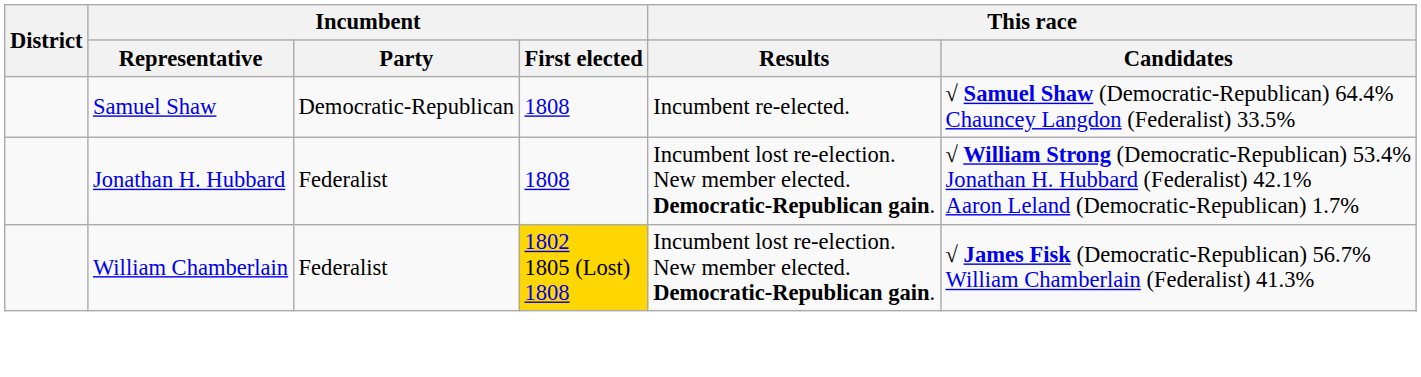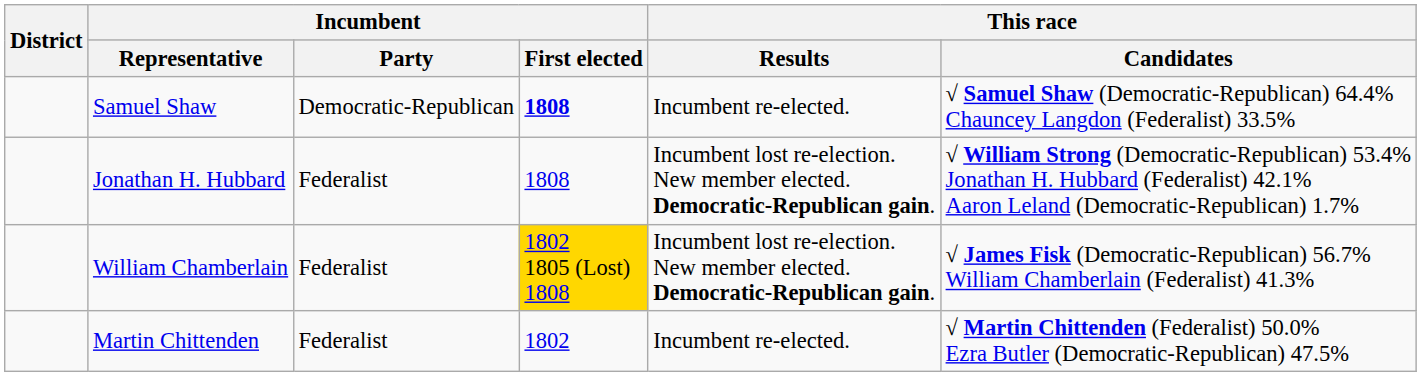(547, 106) normal -> (547, 106) bold
+ row: (176, 340)
